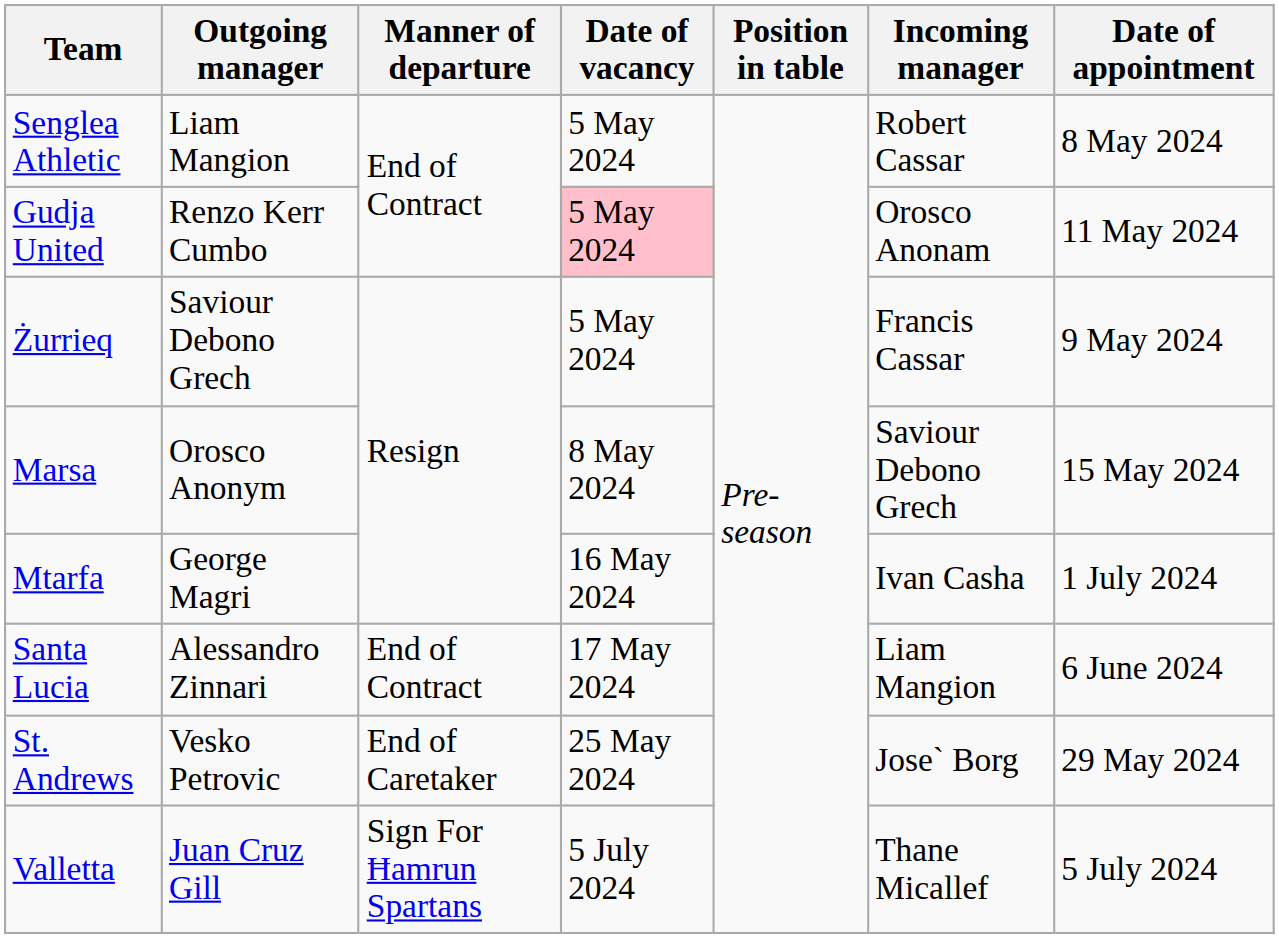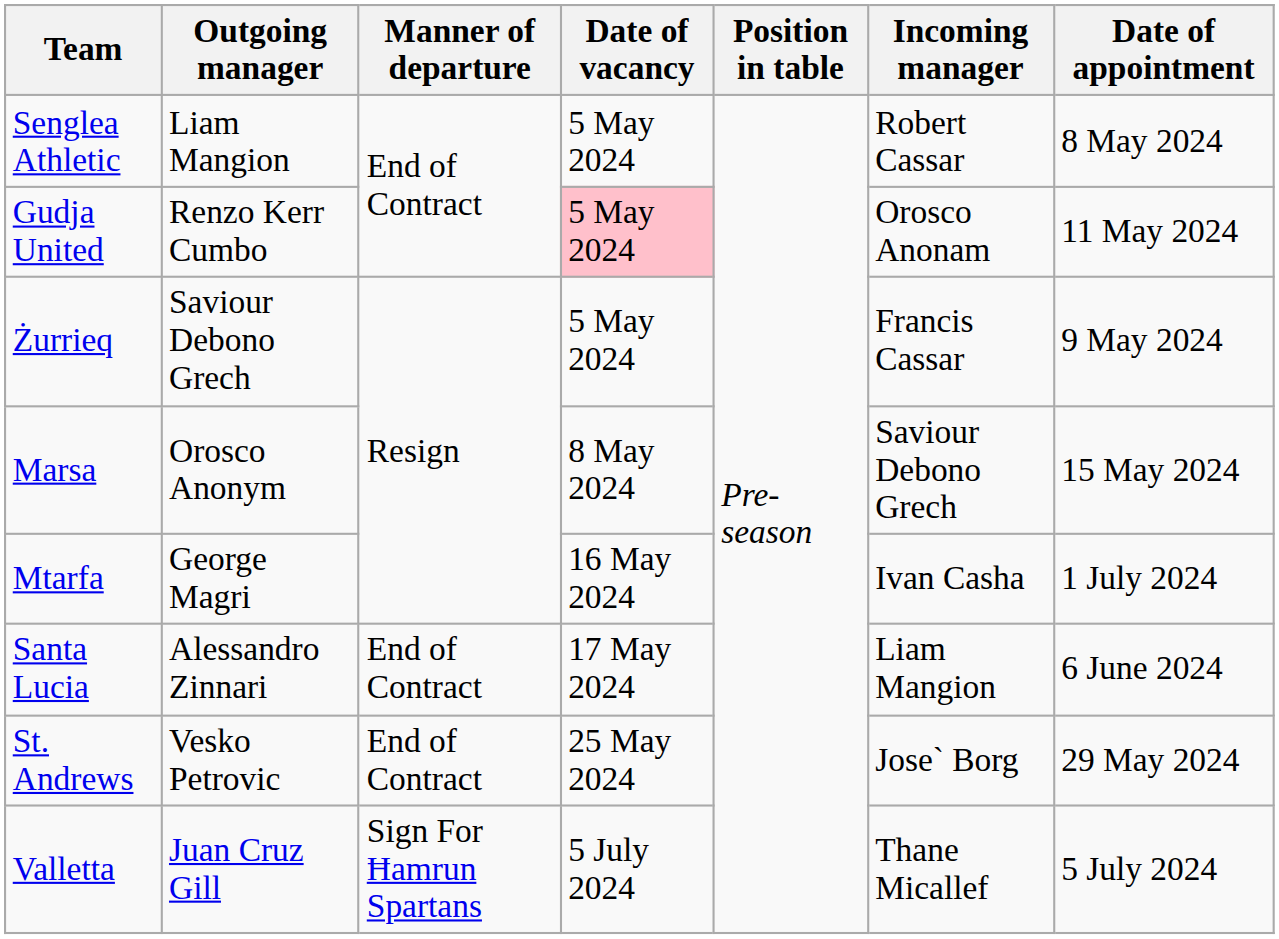(432, 759) End of Caretaker -> (424, 759) End of Contract
